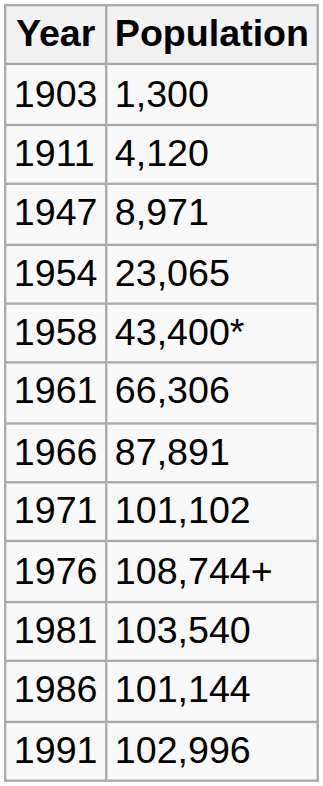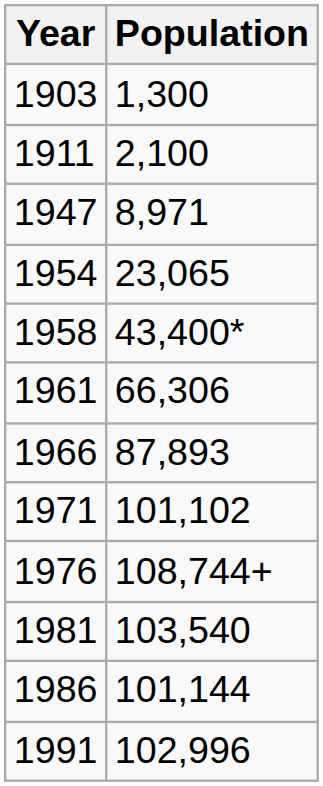(162, 153) 4,120 -> (162, 153) 2,100
(172, 451) 87,891 -> (172, 451) 87,893
